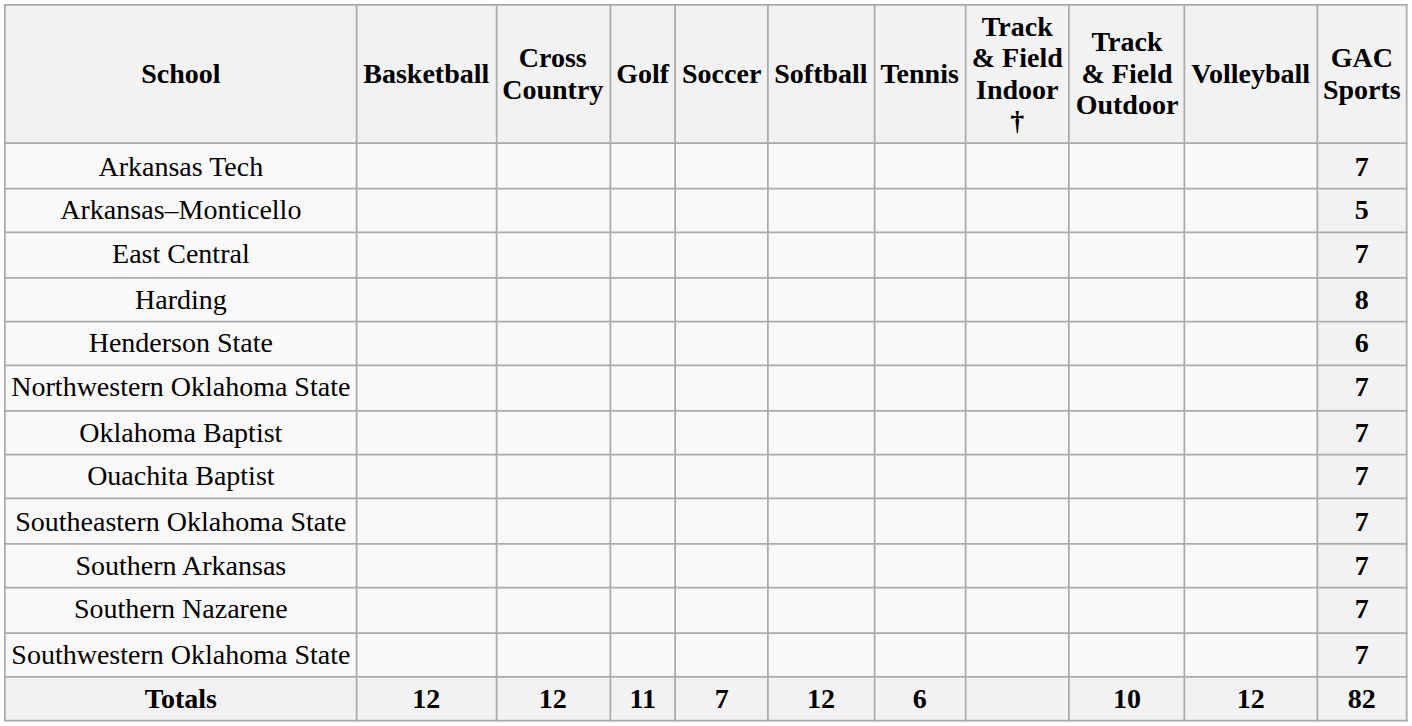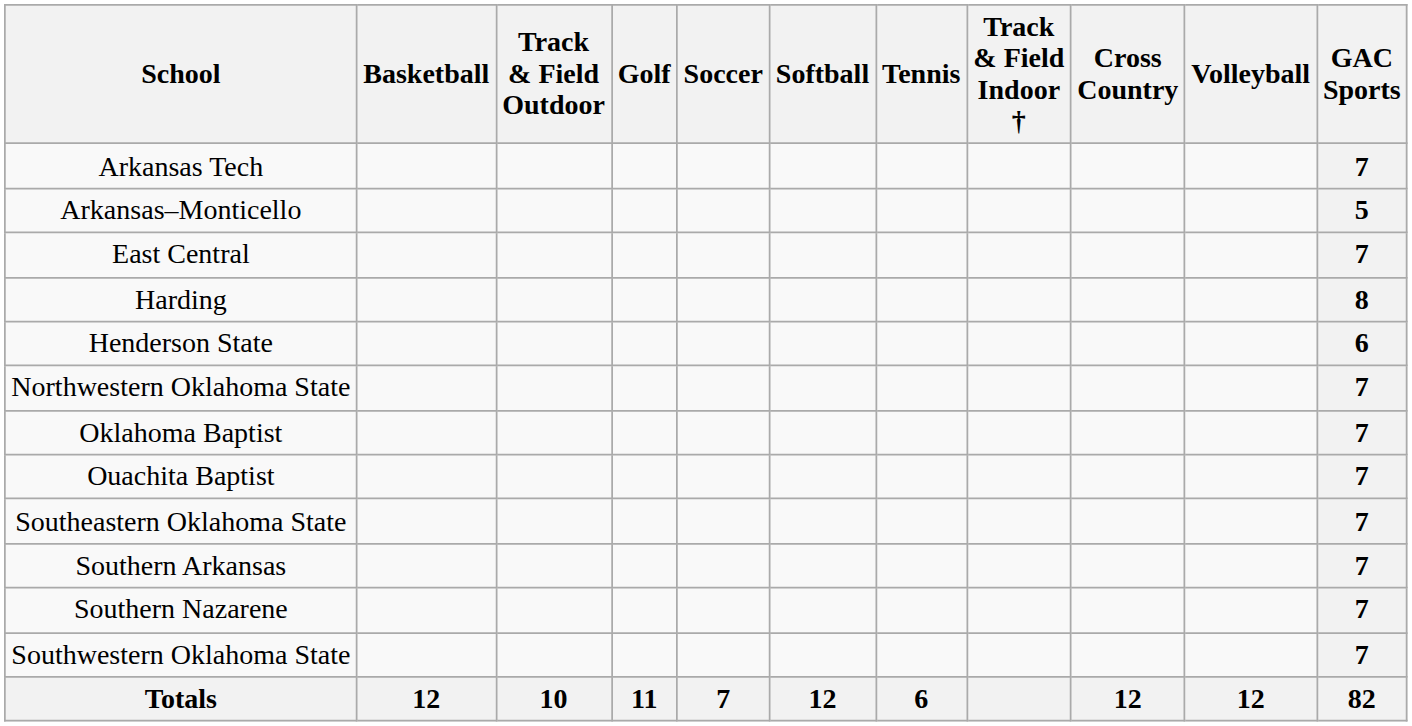columns swapped: (553, 73) <-> (1127, 73)
